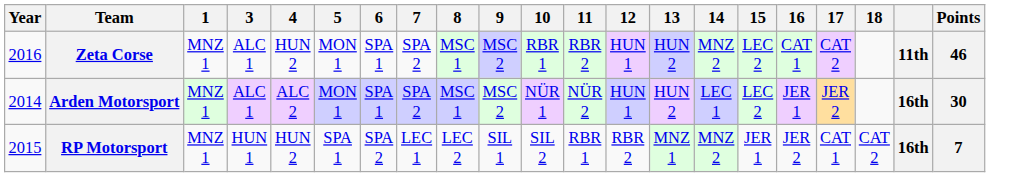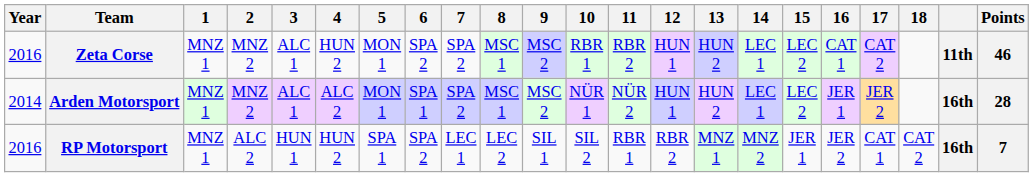+ column: (250, 17)
(379, 54) SPA 1 -> (423, 54) SPA 2
(716, 54) MNZ 2 -> (760, 54) LEC 1
(958, 101) 30 -> (1003, 101) 28
(25, 147) 2015 -> (25, 147) 2016
